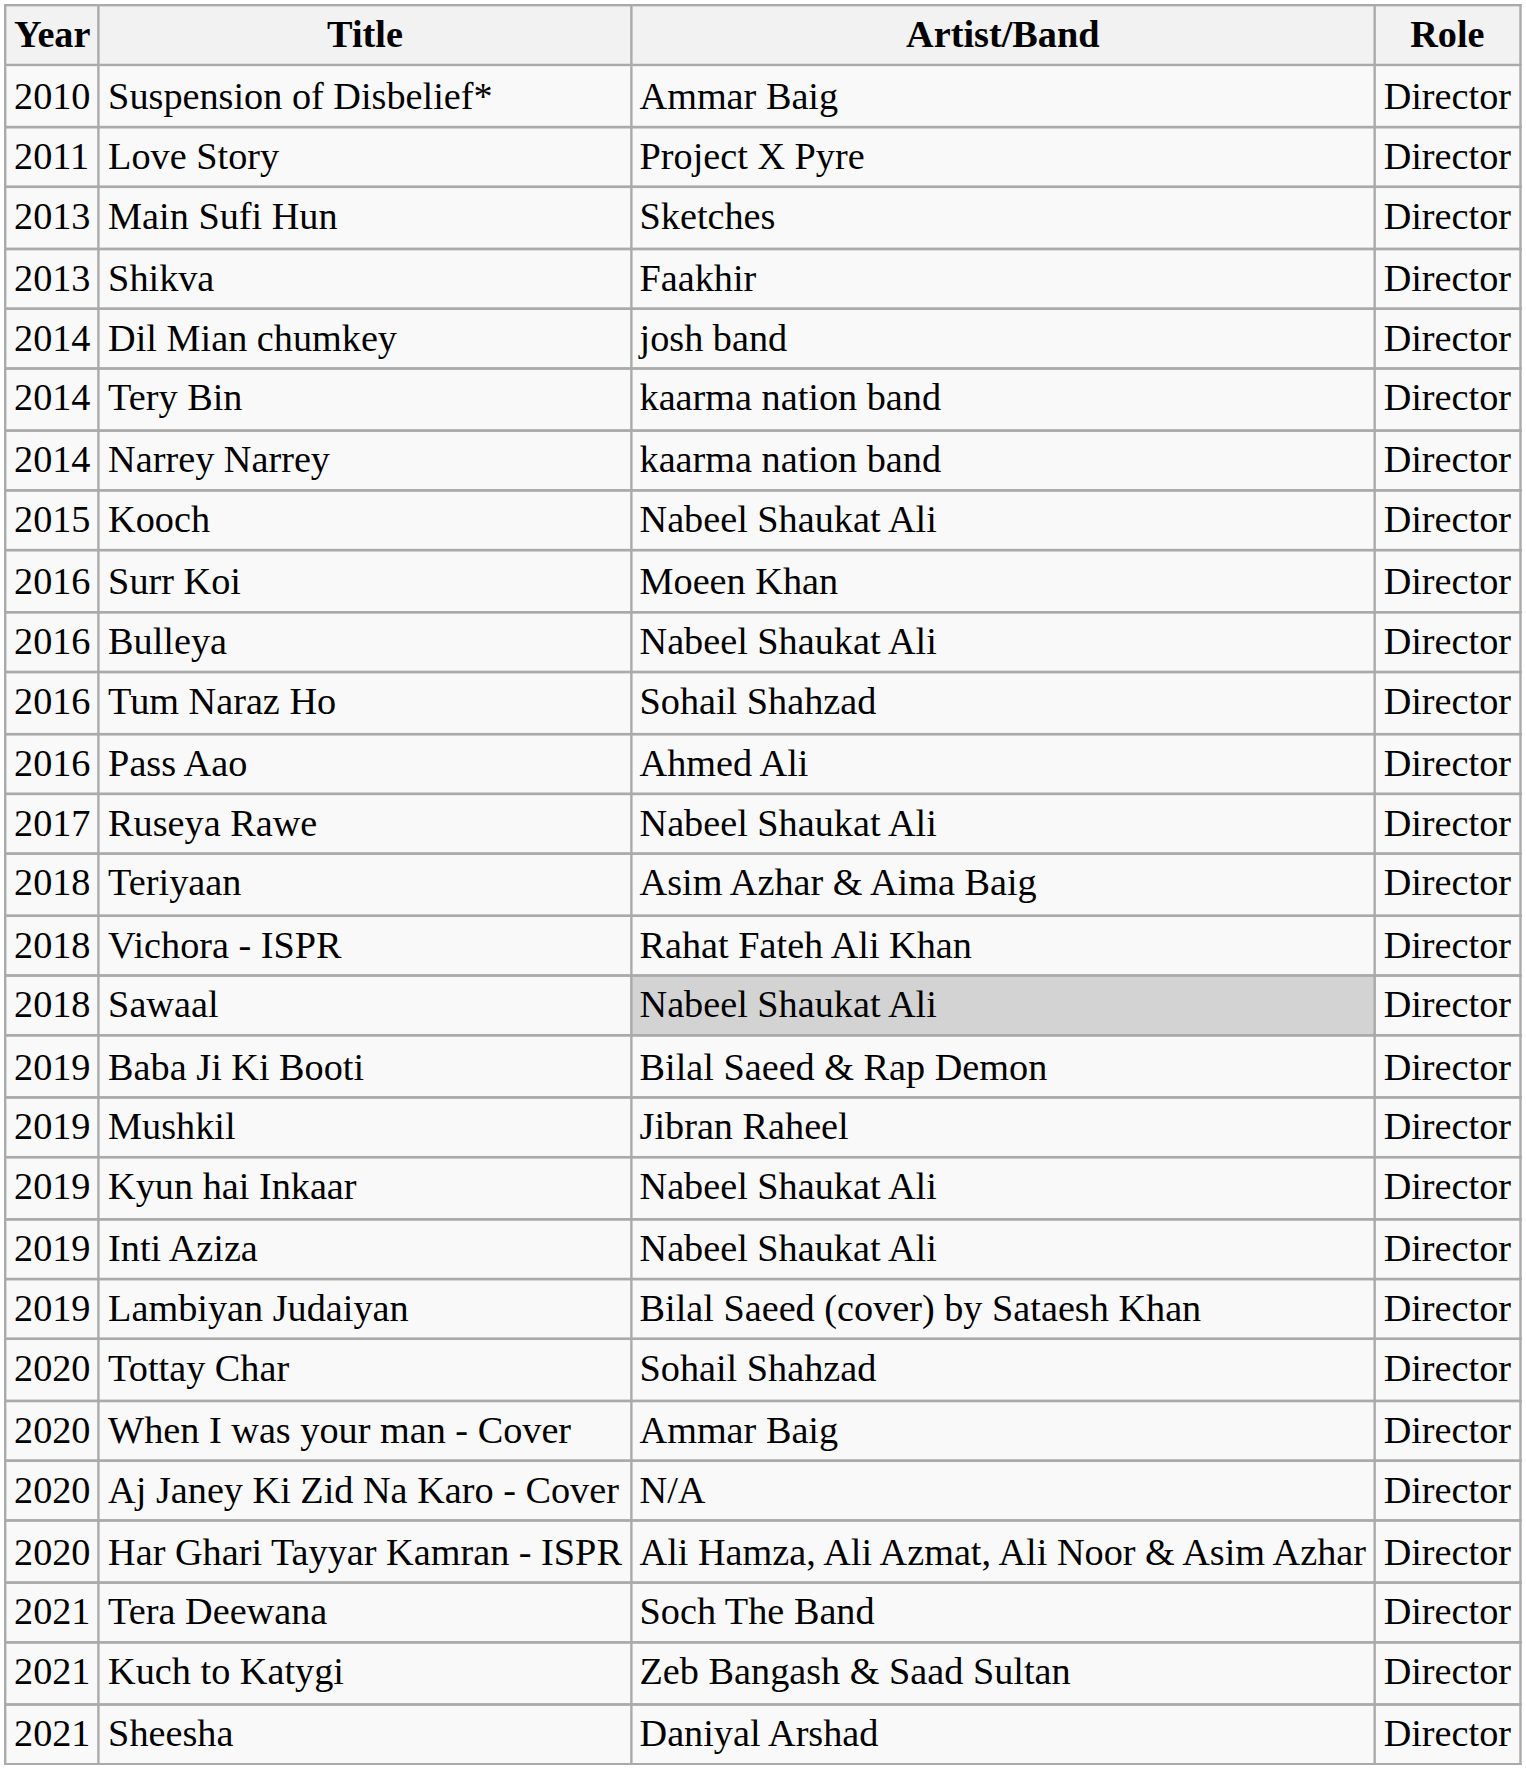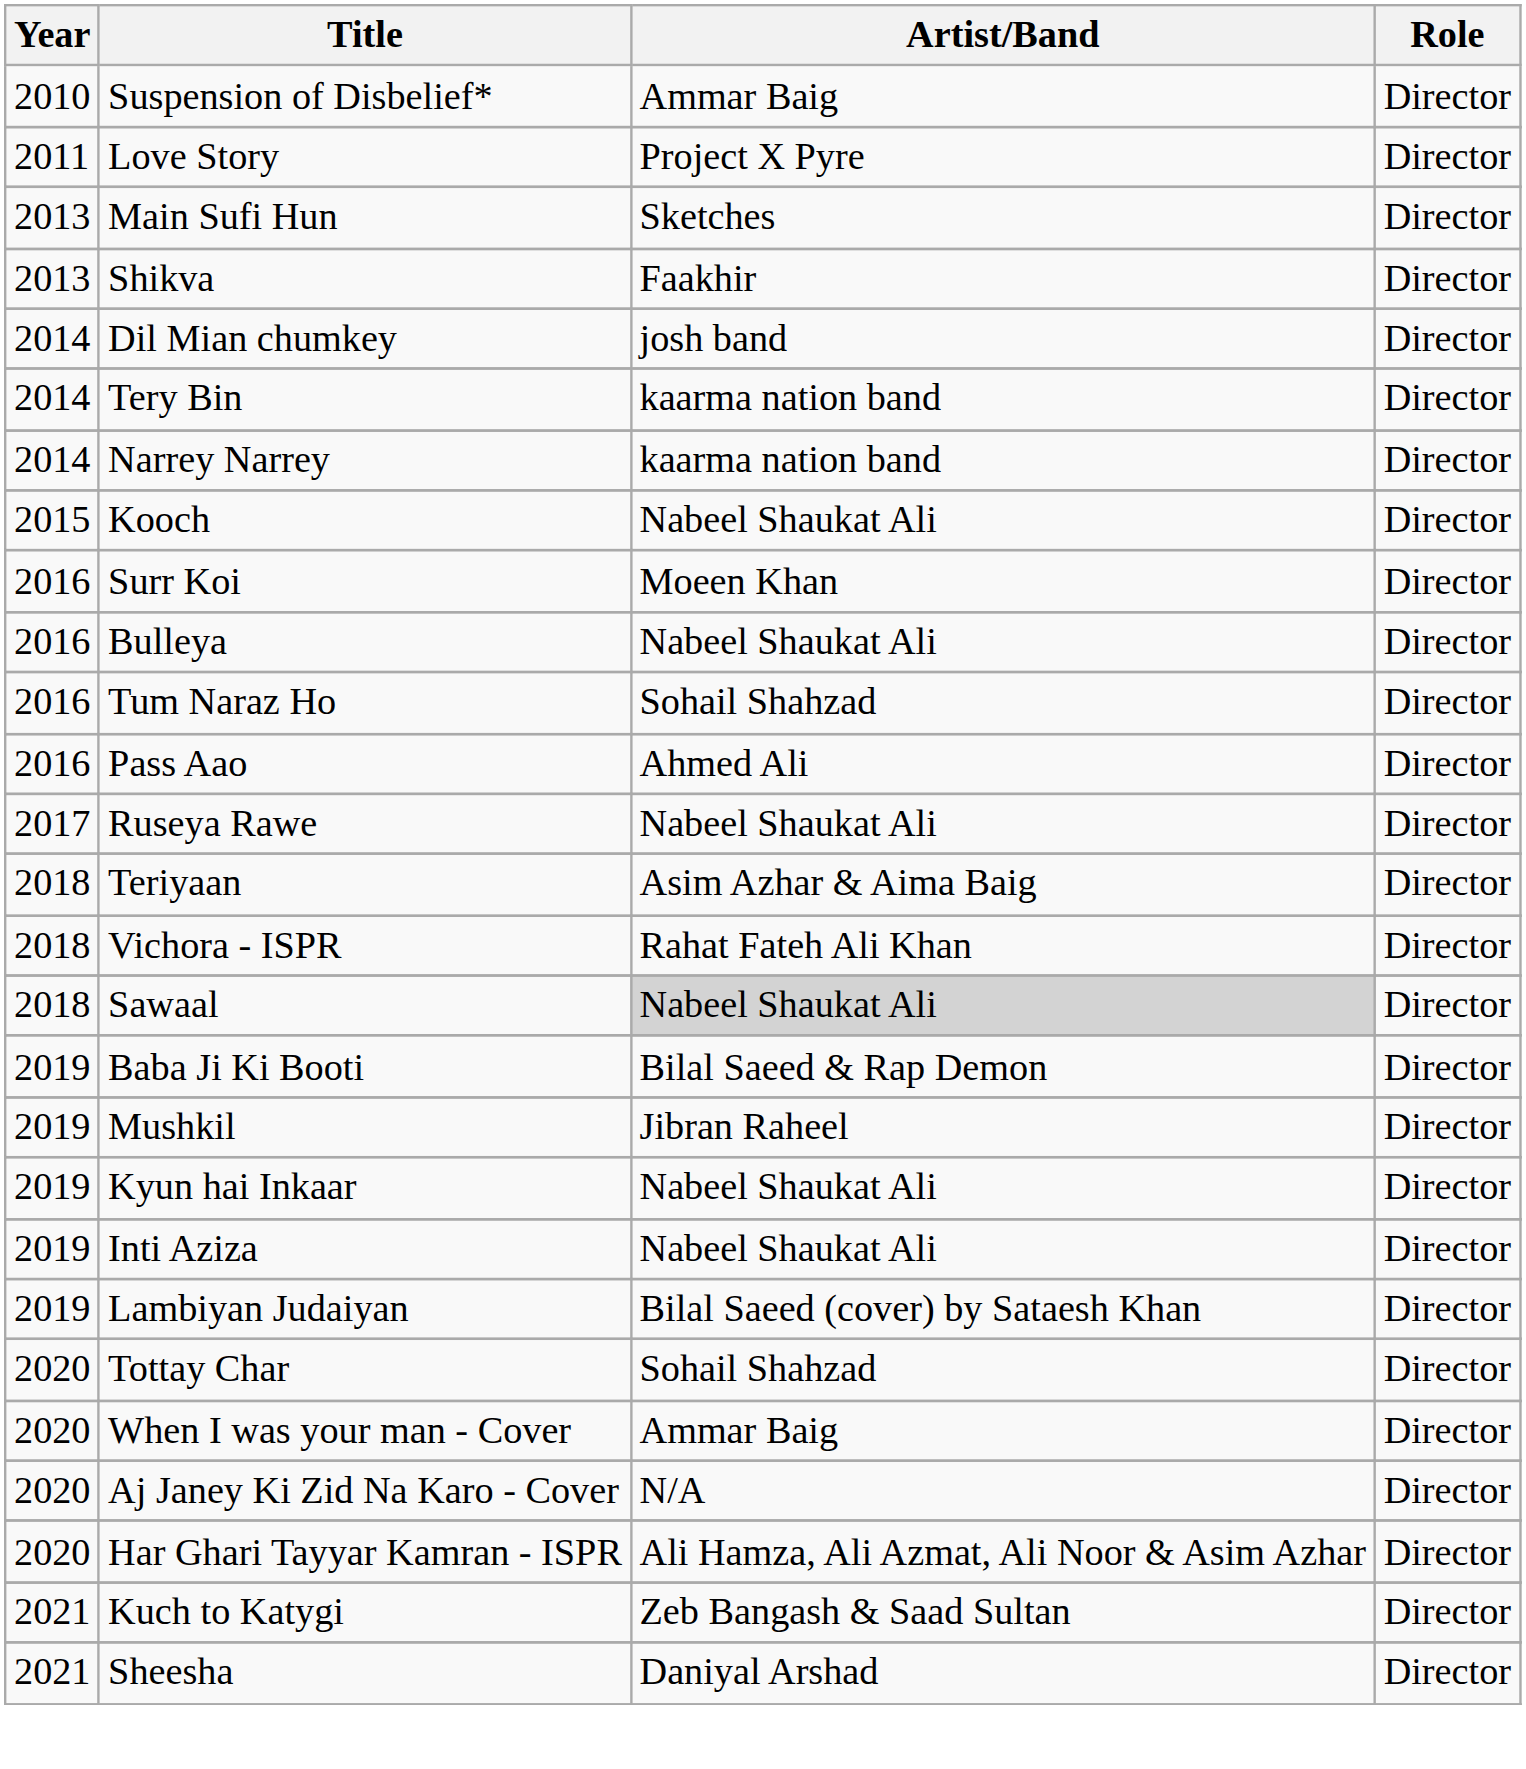- row: (218, 1611)
